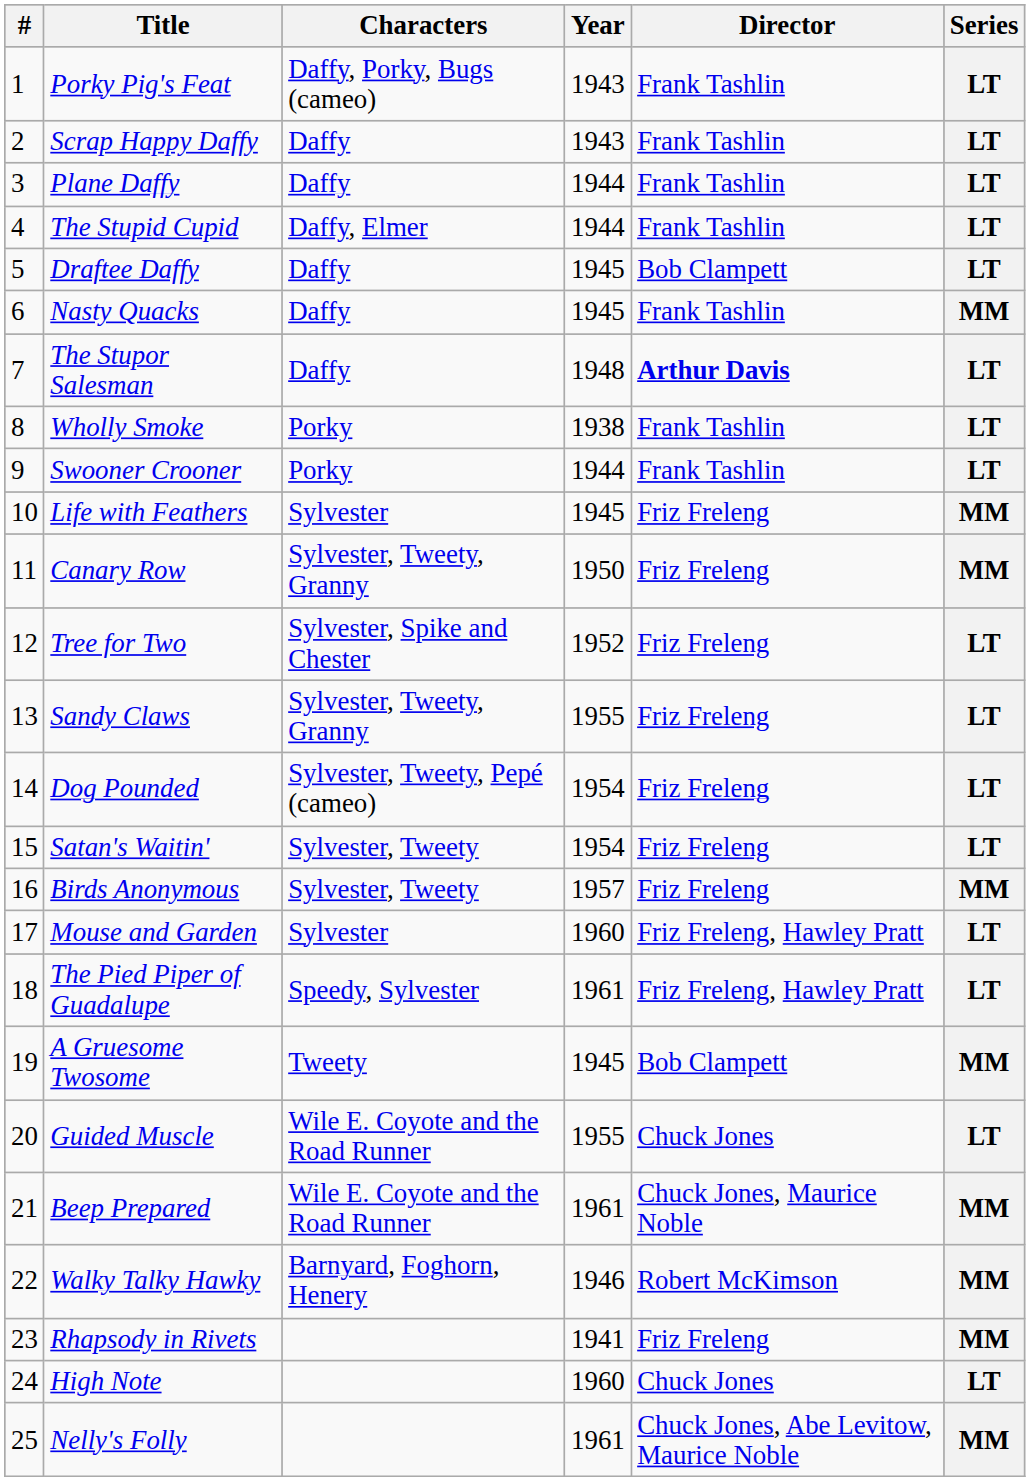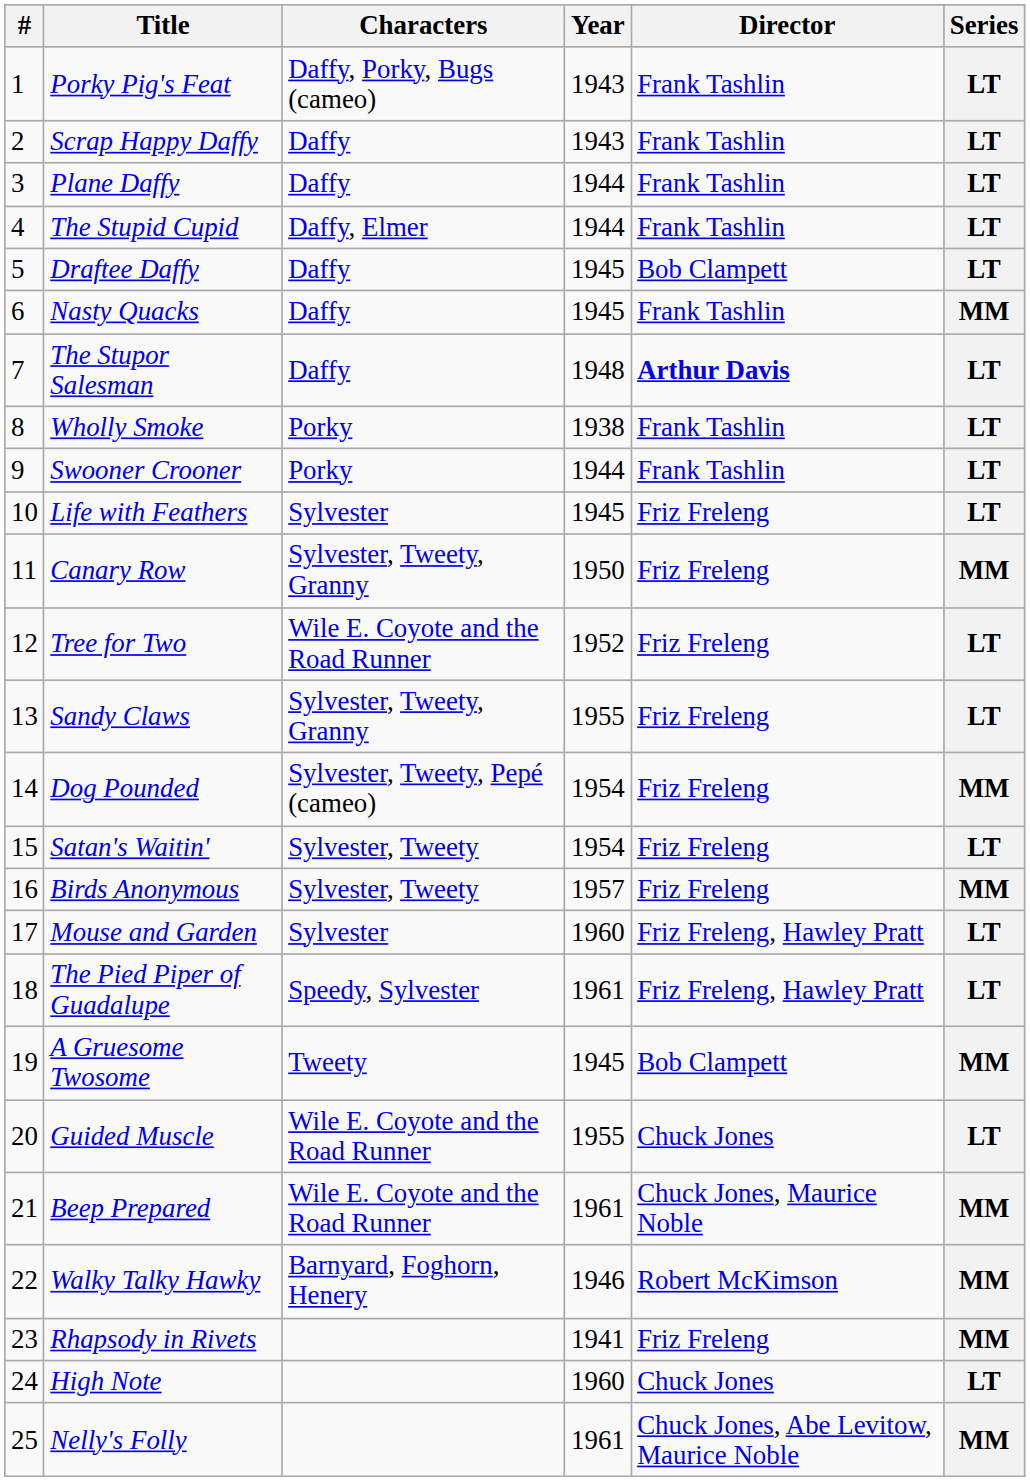(984, 512) MM -> (984, 512) LT
(398, 643) Sylvester, Spike and Chester -> (413, 643) Wile E. Coyote and the Road Runner
(984, 788) LT -> (984, 788) MM
